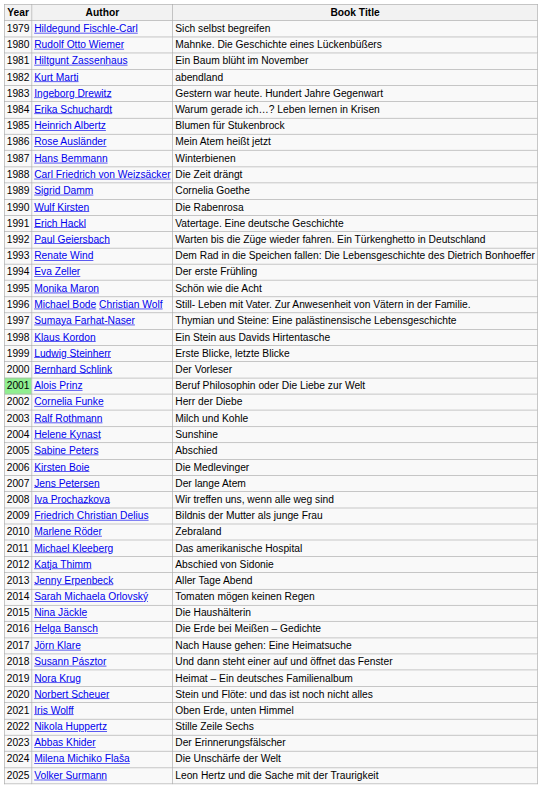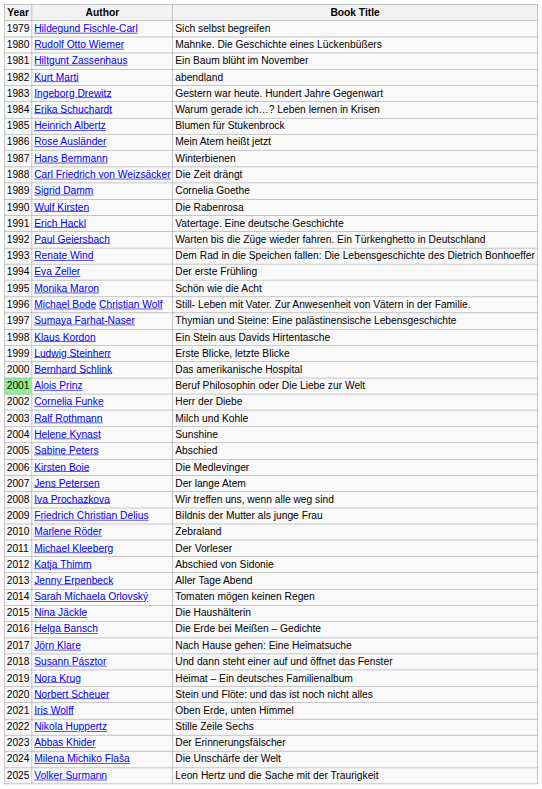(204, 369) Der Vorleser -> (239, 369) Das amerikanische Hospital
(239, 548) Das amerikanische Hospital -> (204, 548) Der Vorleser
